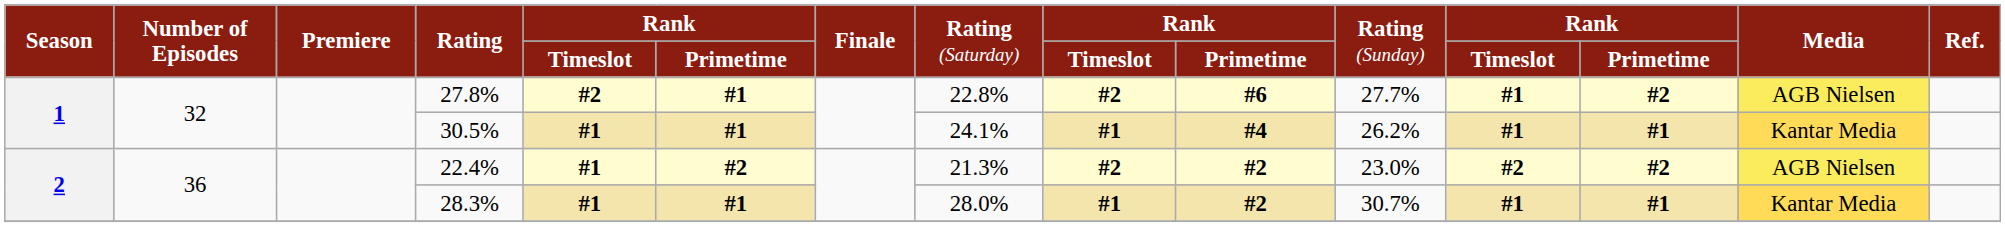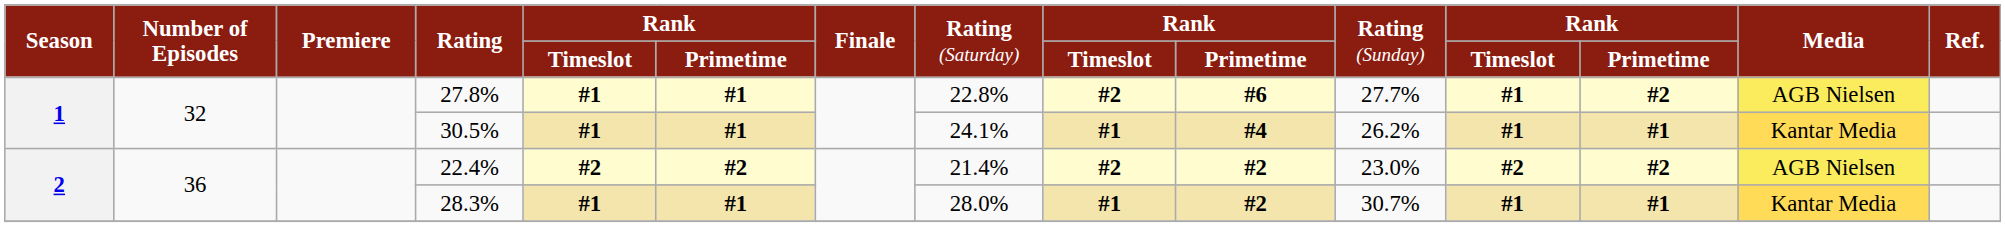(590, 95) #2 -> (590, 95) #1
(590, 167) #1 -> (590, 167) #2
(979, 167) 21.3% -> (979, 167) 21.4%
